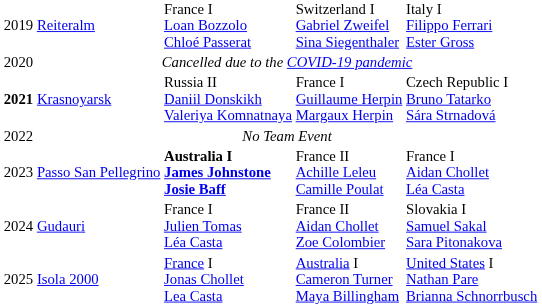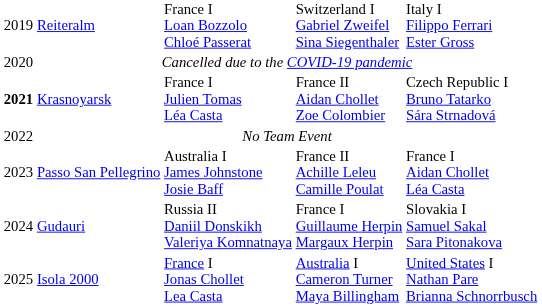(228, 99) Russia II Daniil Donskikh Valeriya Komnatnaya -> (203, 99) France I Julien Tomas Léa Casta
(349, 99) France I Guillaume Herpin Margaux Herpin -> (340, 99) France II Aidan Chollet Zoe Colombier
(217, 172) bold -> (213, 172) normal
(203, 226) France I Julien Tomas Léa Casta -> (228, 226) Russia II Daniil Donskikh Valeriya Komnatnaya
(340, 226) France II Aidan Chollet Zoe Colombier -> (349, 226) France I Guillaume Herpin Margaux Herpin
